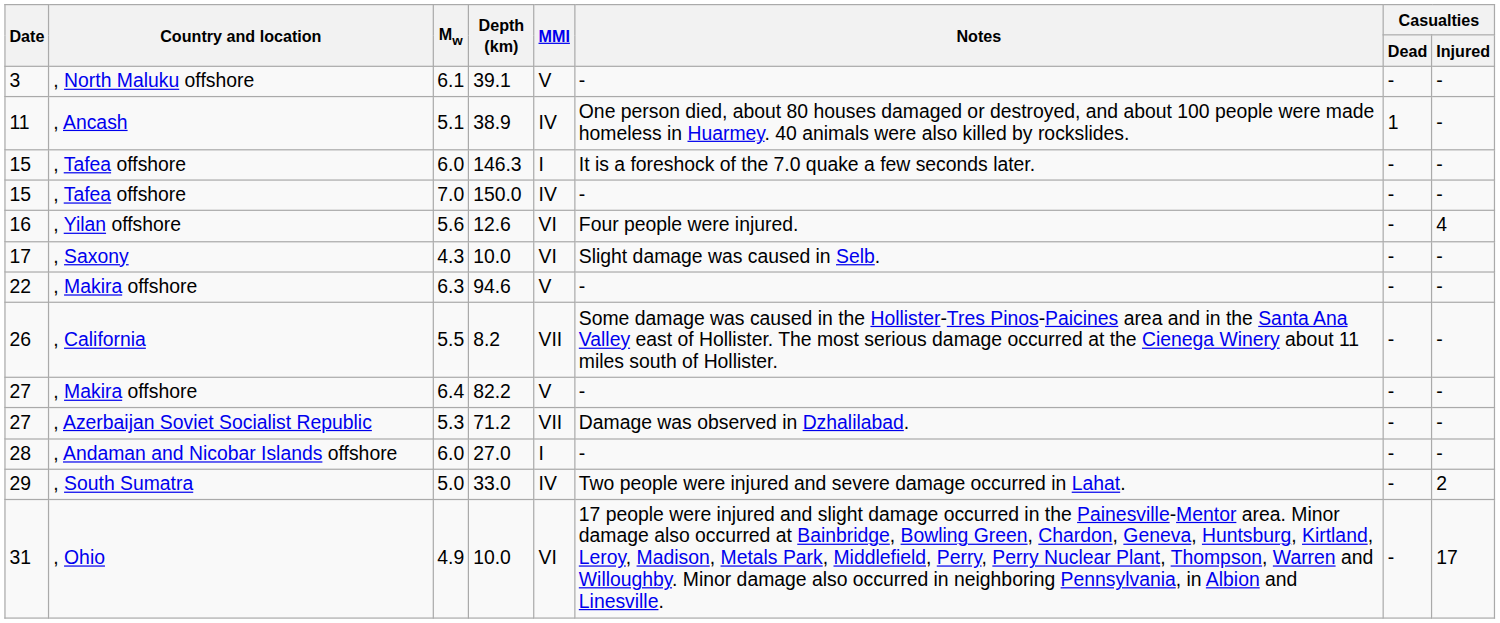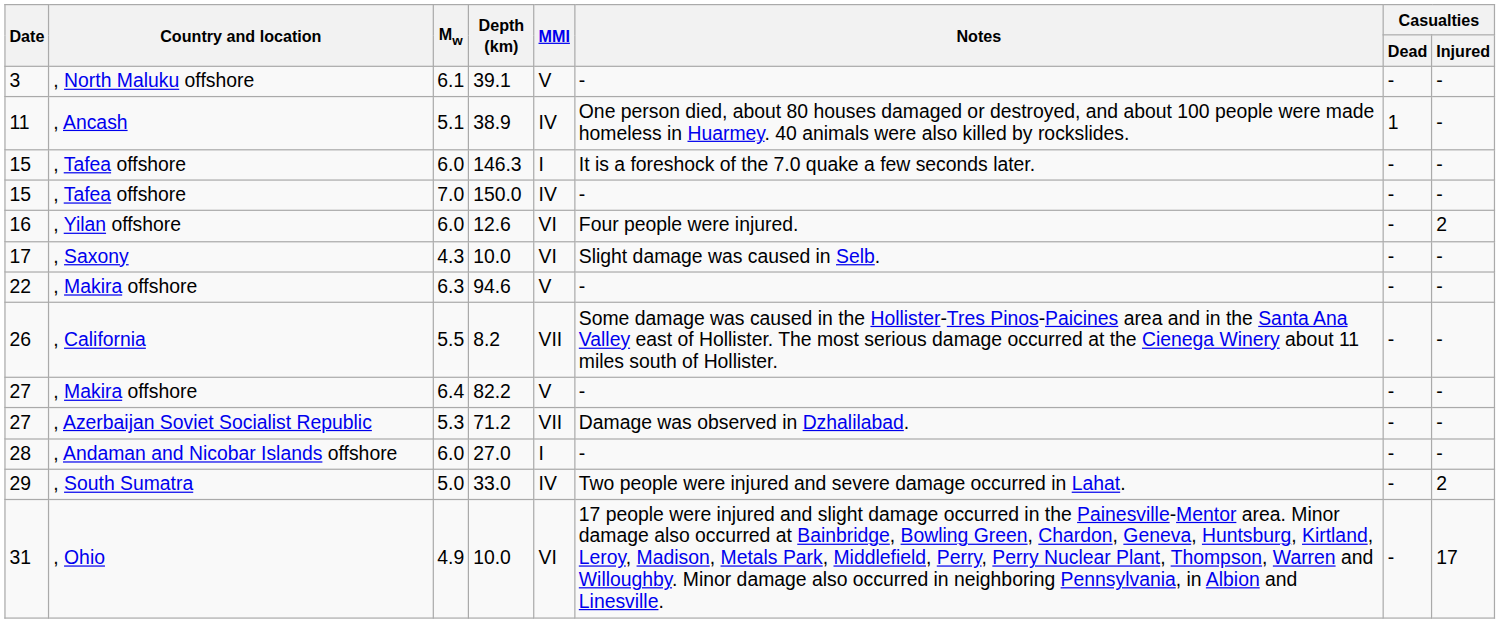(451, 225) 5.6 -> (451, 225) 6.0
(1442, 225) 4 -> (1442, 225) 2
